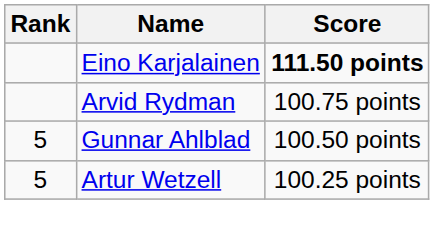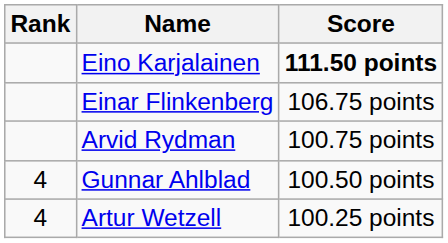+ row: (177, 101)
(40, 140) 5 -> (40, 179) 4
(40, 179) 5 -> (40, 218) 4
